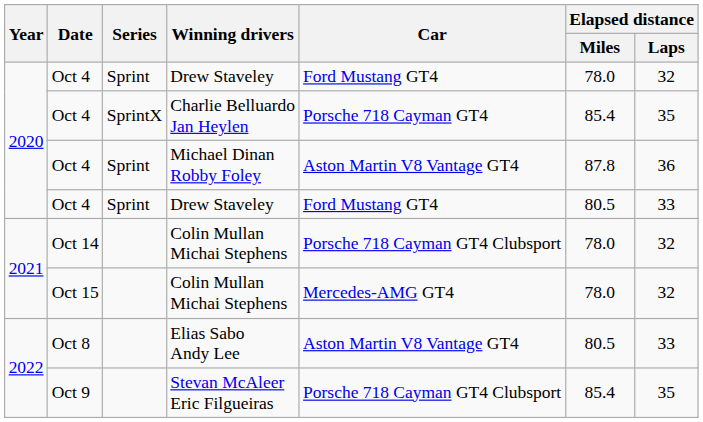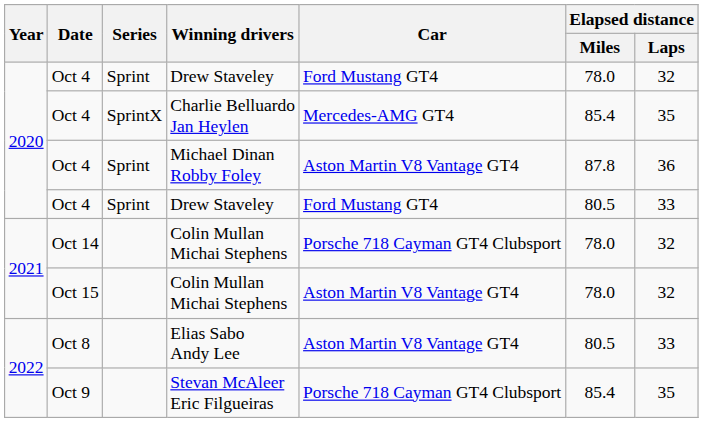(396, 115) Porsche 718 Cayman GT4 -> (379, 115) Mercedes-AMG GT4
(379, 293) Mercedes-AMG GT4 -> (411, 293) Aston Martin V8 Vantage GT4
